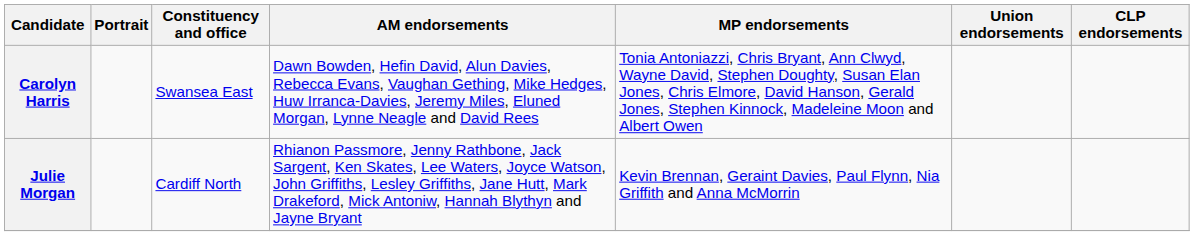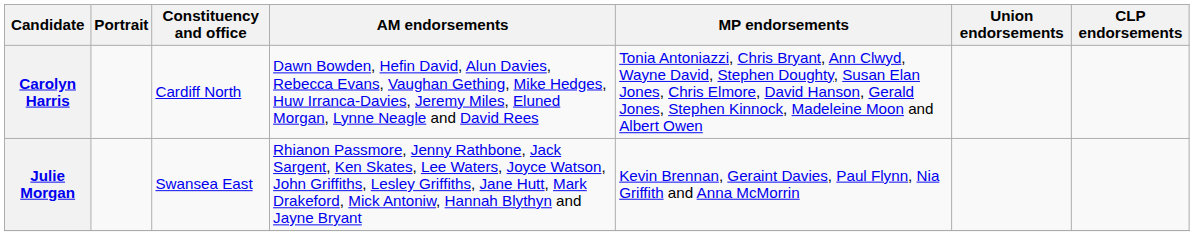(204, 91) Swansea East -> (198, 91) Cardiff North
(198, 184) Cardiff North -> (204, 184) Swansea East
